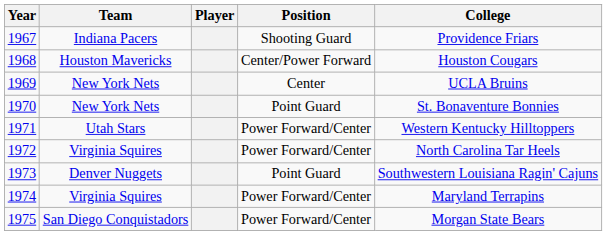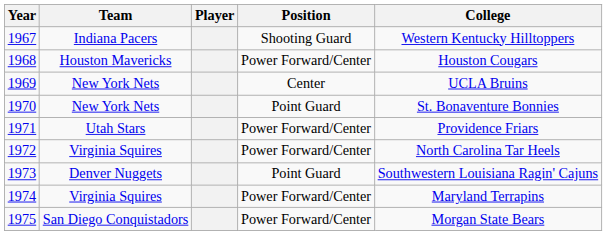(488, 38) Providence Friars -> (488, 38) Western Kentucky Hilltoppers
(306, 60) Center/Power Forward -> (306, 60) Power Forward/Center
(488, 128) Western Kentucky Hilltoppers -> (488, 128) Providence Friars
